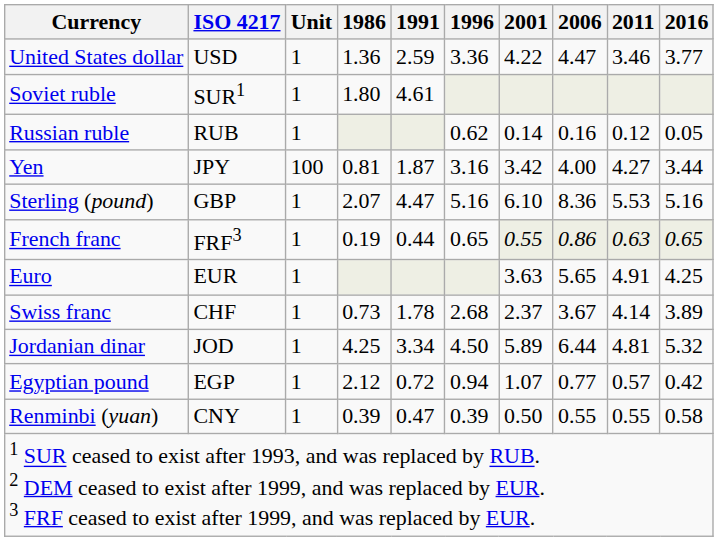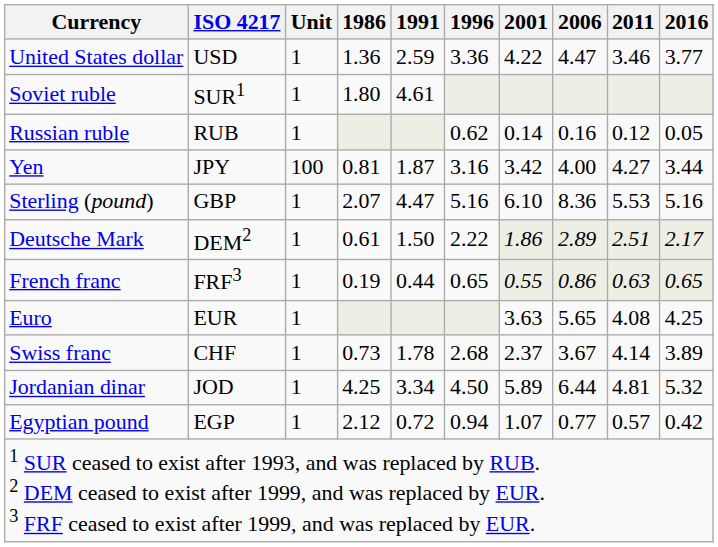+ row: (76, 239)
(631, 277) 4.91 -> (631, 317) 4.08
- row: (84, 416)
